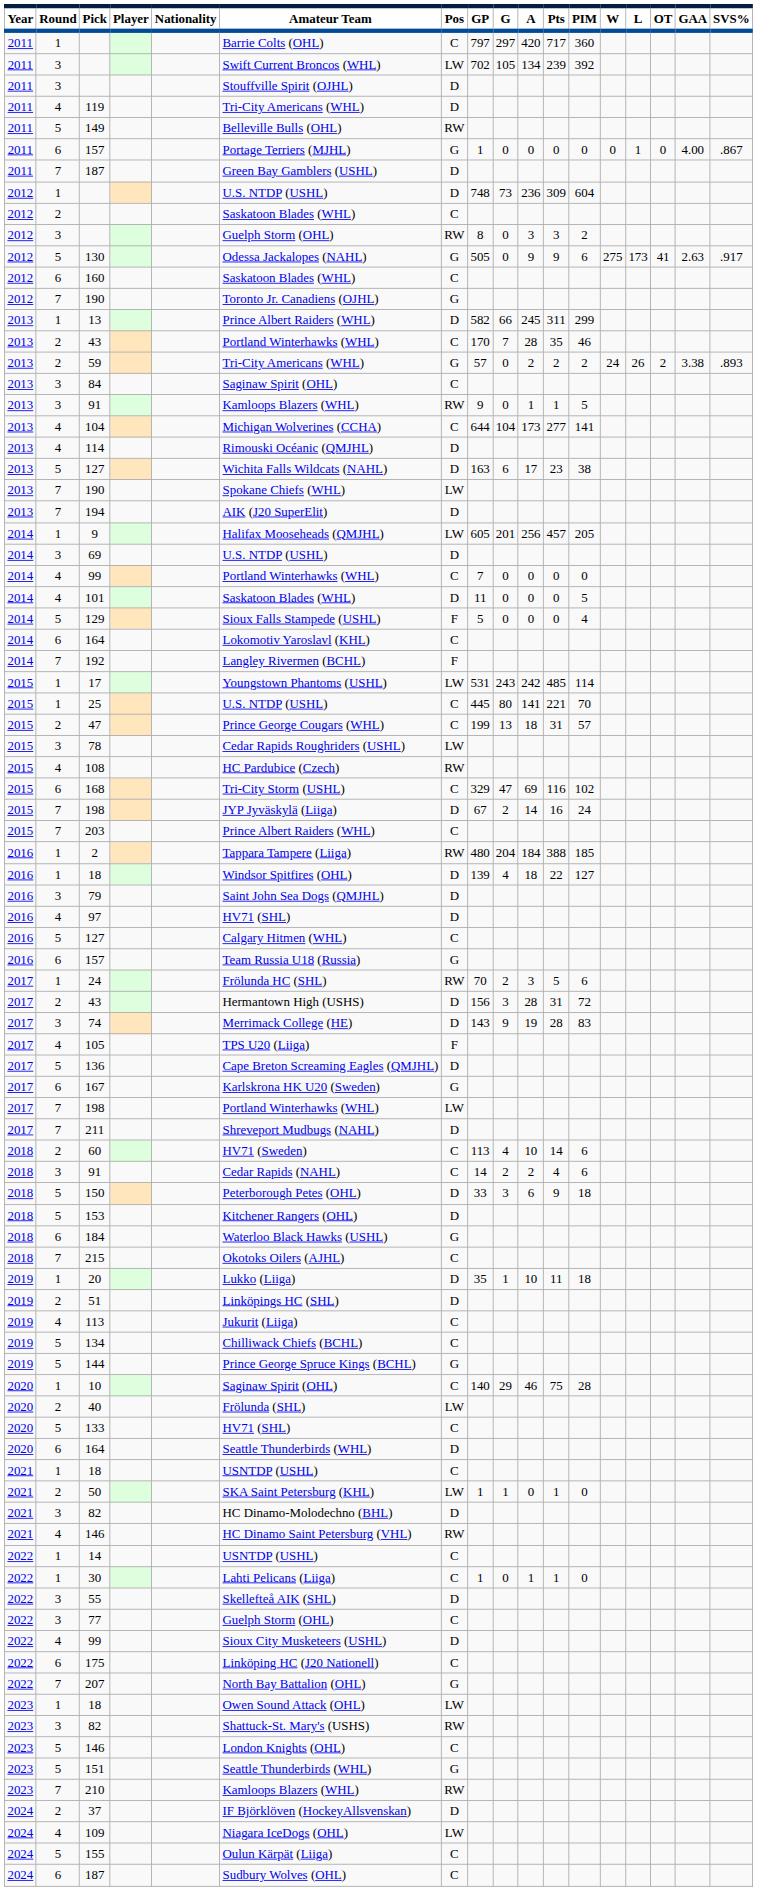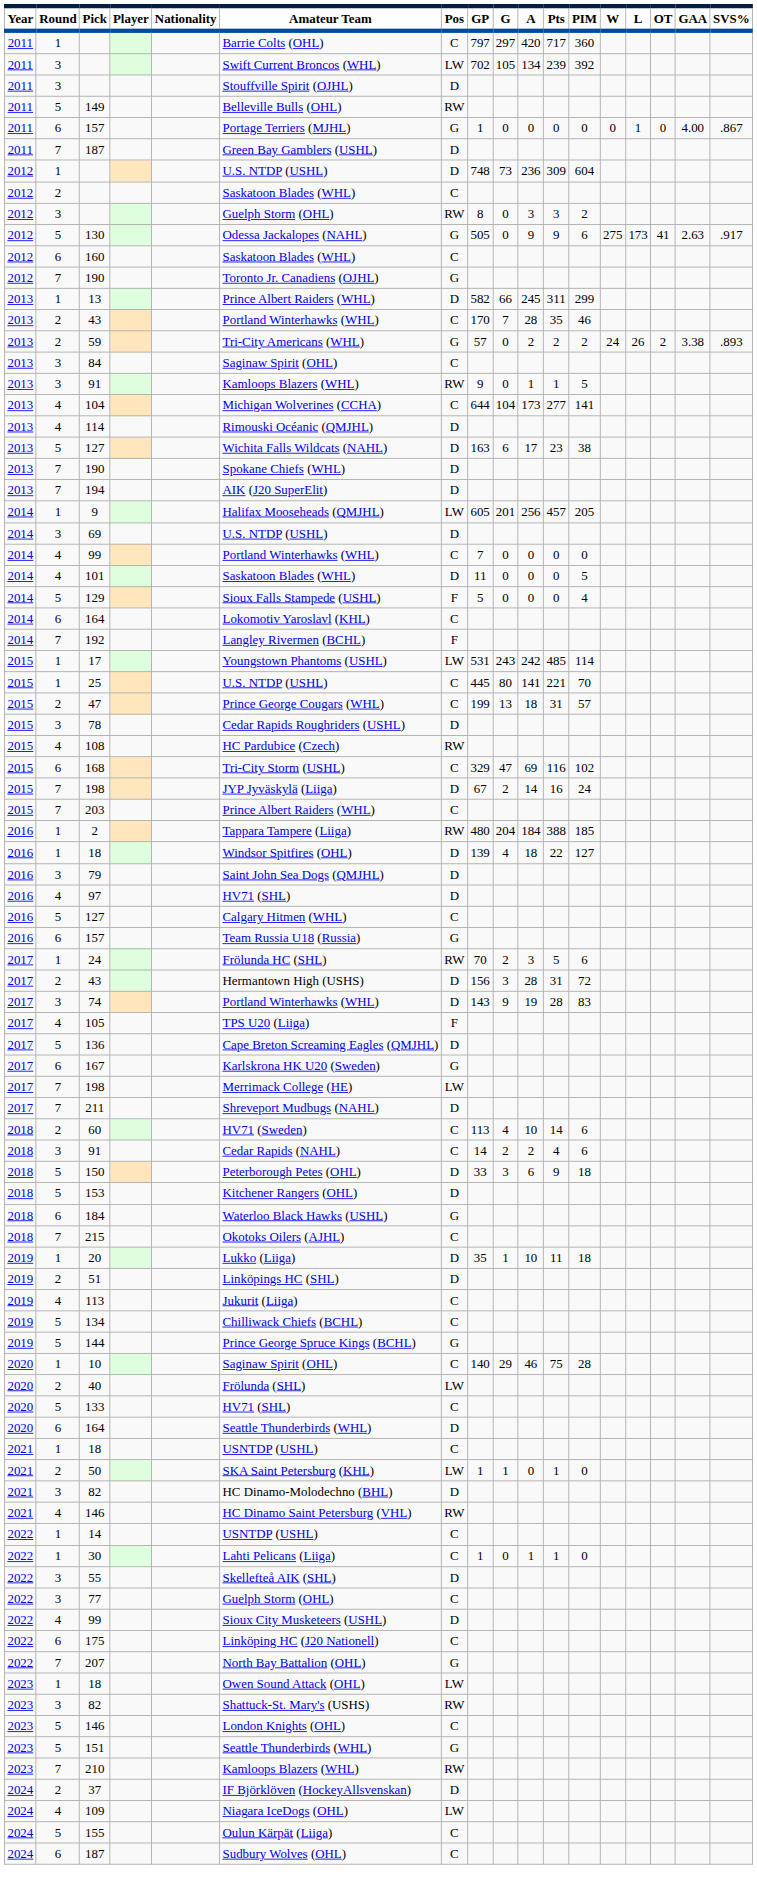- row: (20, 107)
(454, 490) LW -> (454, 469) D
(454, 746) LW -> (454, 725) D
(287, 1023) Merrimack College (HE) -> (301, 1002) Portland Winterhawks (WHL)
(301, 1108) Portland Winterhawks (WHL) -> (287, 1087) Merrimack College (HE)
